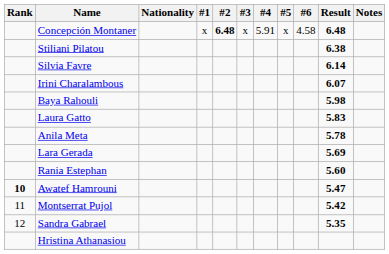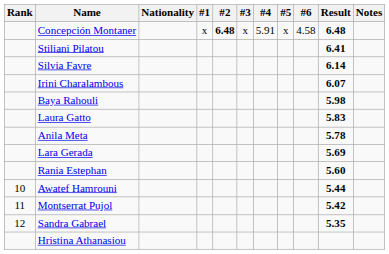(336, 48) 6.38 -> (336, 48) 6.41
(20, 188) bold -> (20, 188) normal
(336, 188) 5.47 -> (336, 188) 5.44
